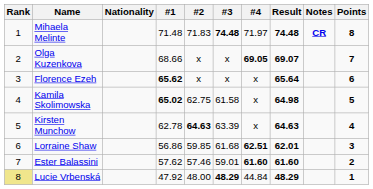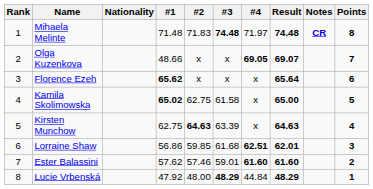(170, 58) 68.66 -> (170, 58) 48.66
(287, 100) 64.98 -> (287, 100) 65.00
(170, 126) 62.78 -> (170, 126) 62.75
(18, 177) khaki background -> (18, 177) no background
